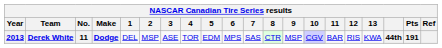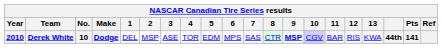(15, 37) 2013 -> (15, 37) 2010
(84, 37) 11 -> (84, 37) 10
(293, 37) normal -> (293, 37) bold
(412, 37) 191 -> (412, 37) 141
